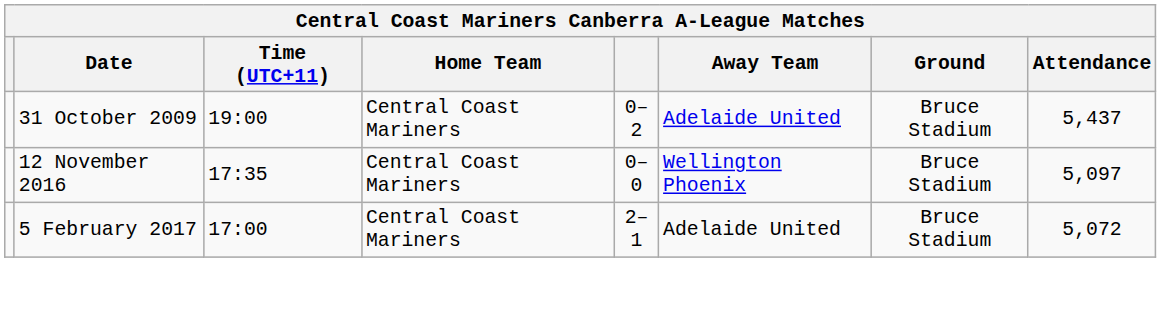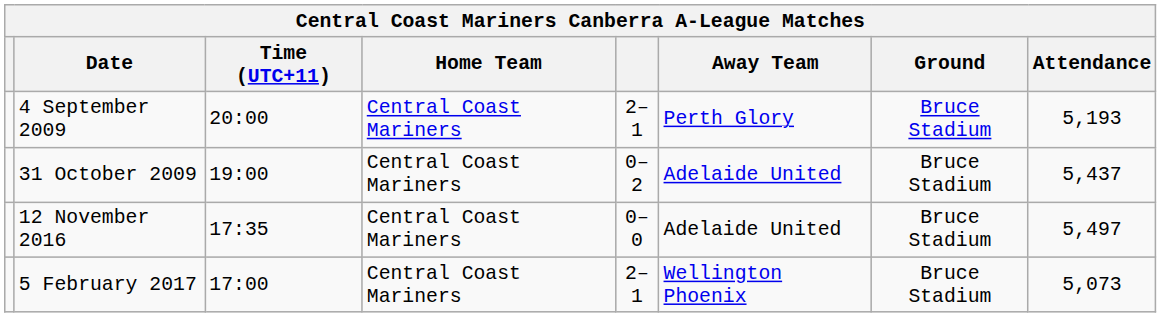+ row: (84, 119)
(722, 174) Wellington Phoenix -> (752, 229) Adelaide United
(1092, 174) 5,097 -> (1092, 229) 5,497
(752, 229) Adelaide United -> (723, 284) Wellington Phoenix
(1092, 229) 5,072 -> (1092, 284) 5,073
